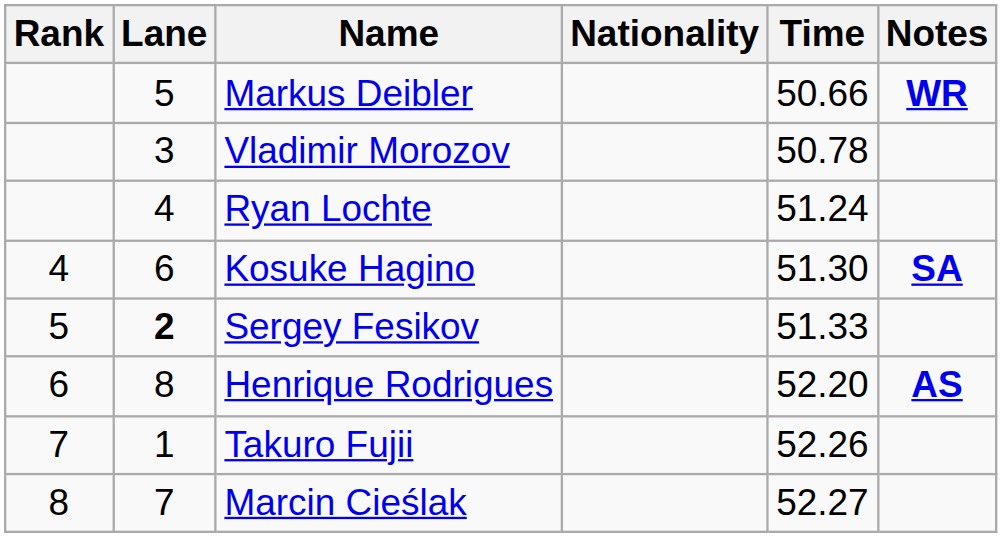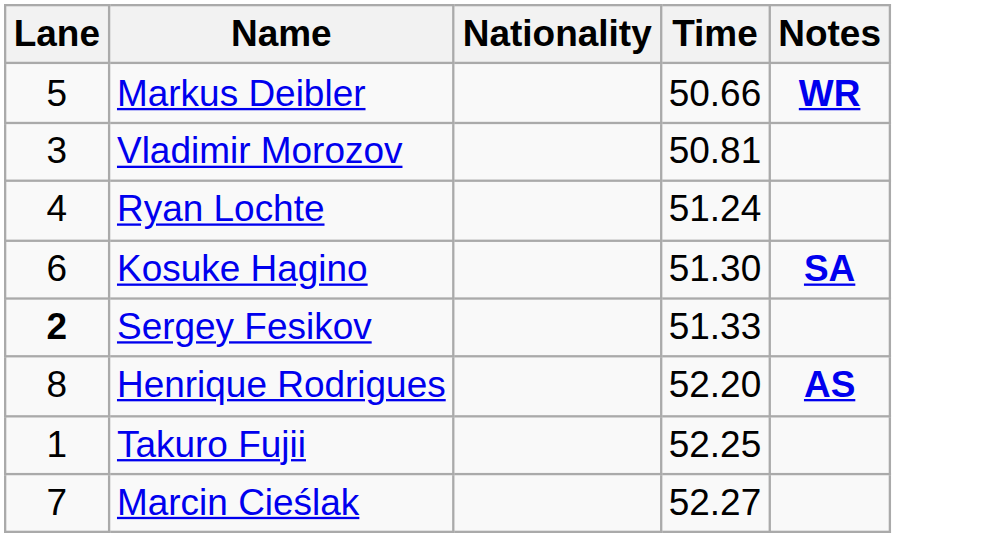- column: (59, 33)
(822, 151) 50.78 -> (715, 151) 50.81
(822, 444) 52.26 -> (715, 444) 52.25
